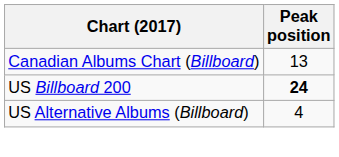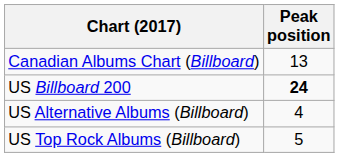+ row: (124, 139)
